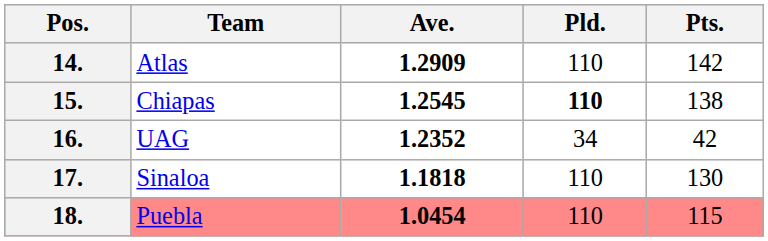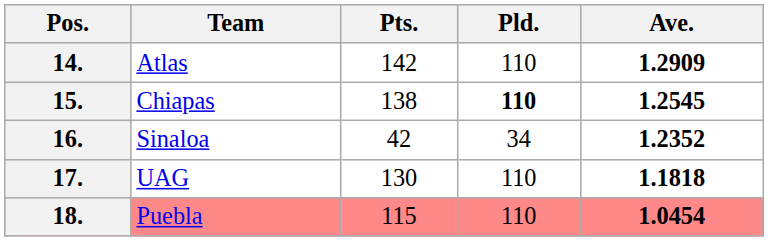columns swapped: (705, 23) <-> (432, 23)
(163, 139) UAG -> (173, 139) Sinaloa
(173, 178) Sinaloa -> (163, 178) UAG
